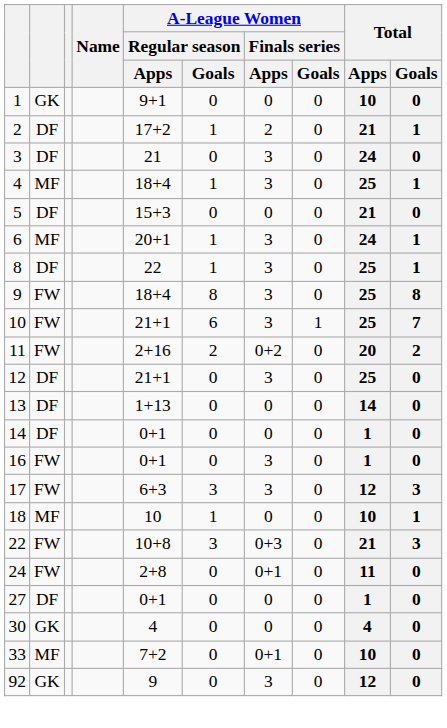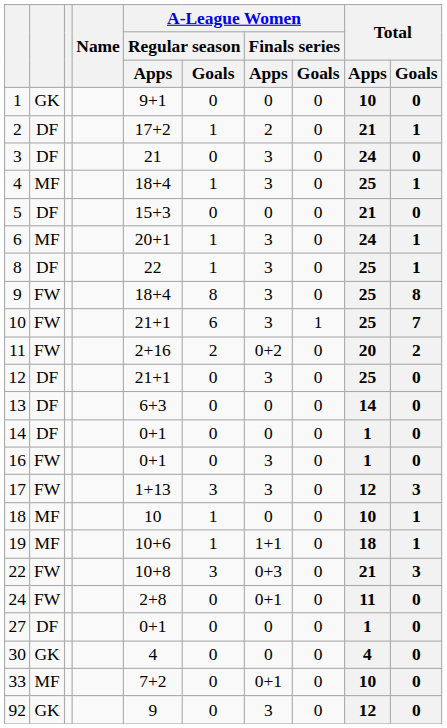(153, 405) 1+13 -> (153, 405) 6+3
(153, 488) 6+3 -> (153, 488) 1+13
+ row: (17, 543)
